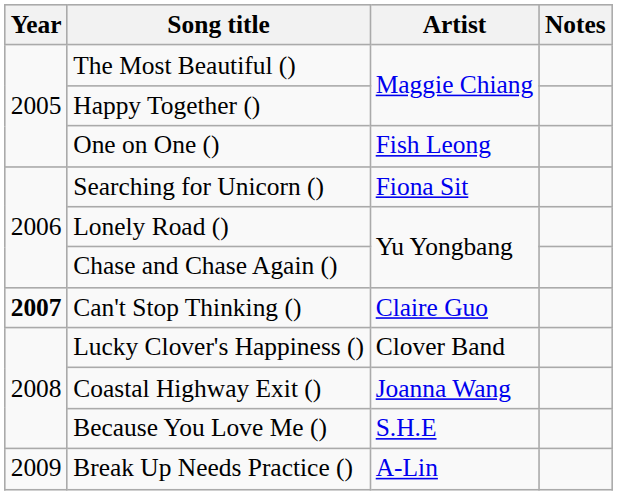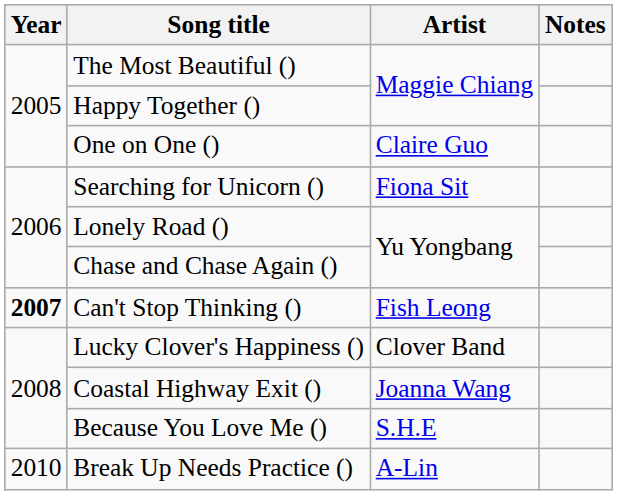(433, 145) Fish Leong -> (432, 145) Claire Guo
(432, 307) Claire Guo -> (433, 307) Fish Leong
(36, 468) 2009 -> (36, 468) 2010
